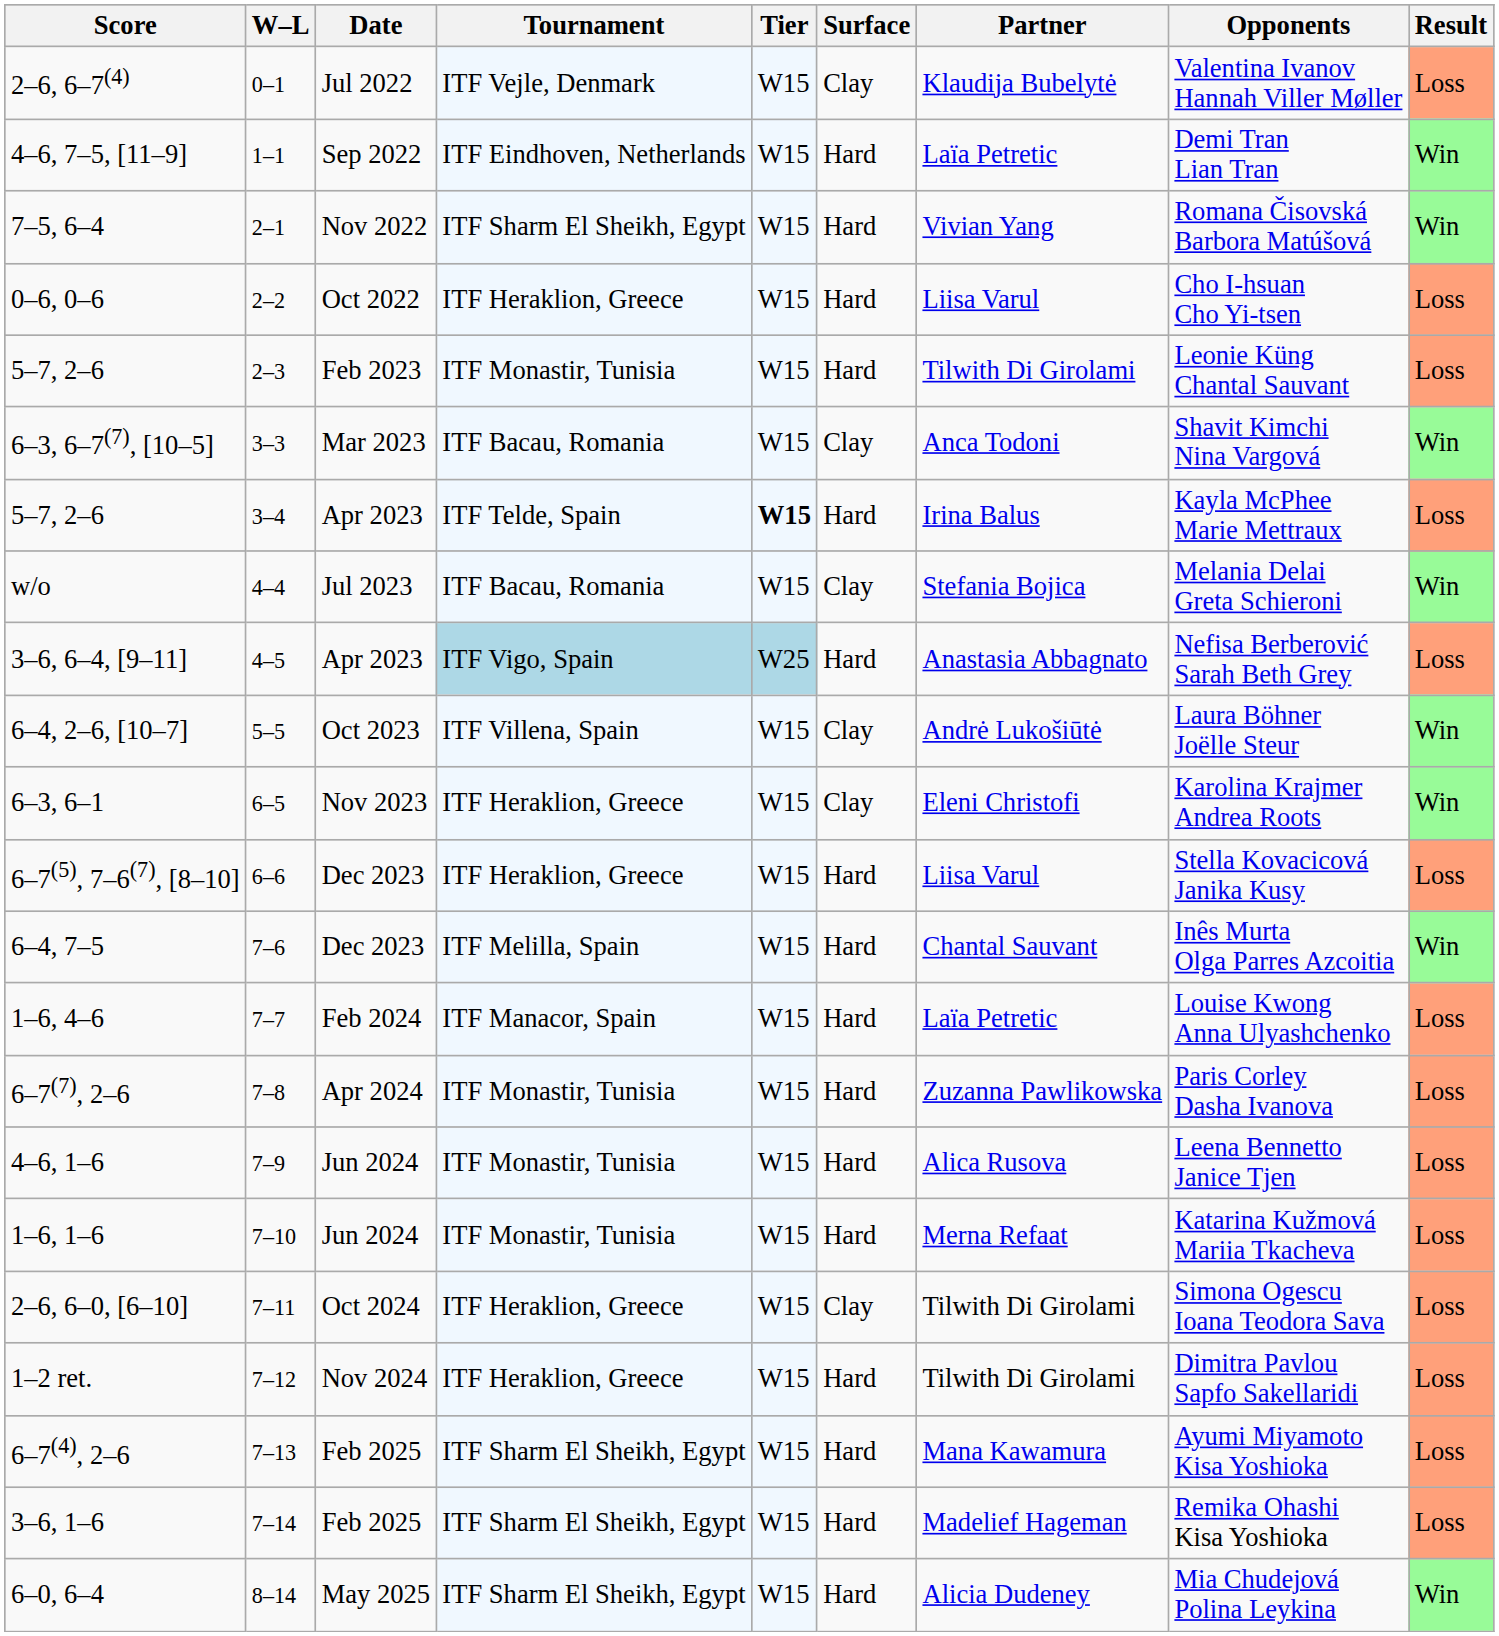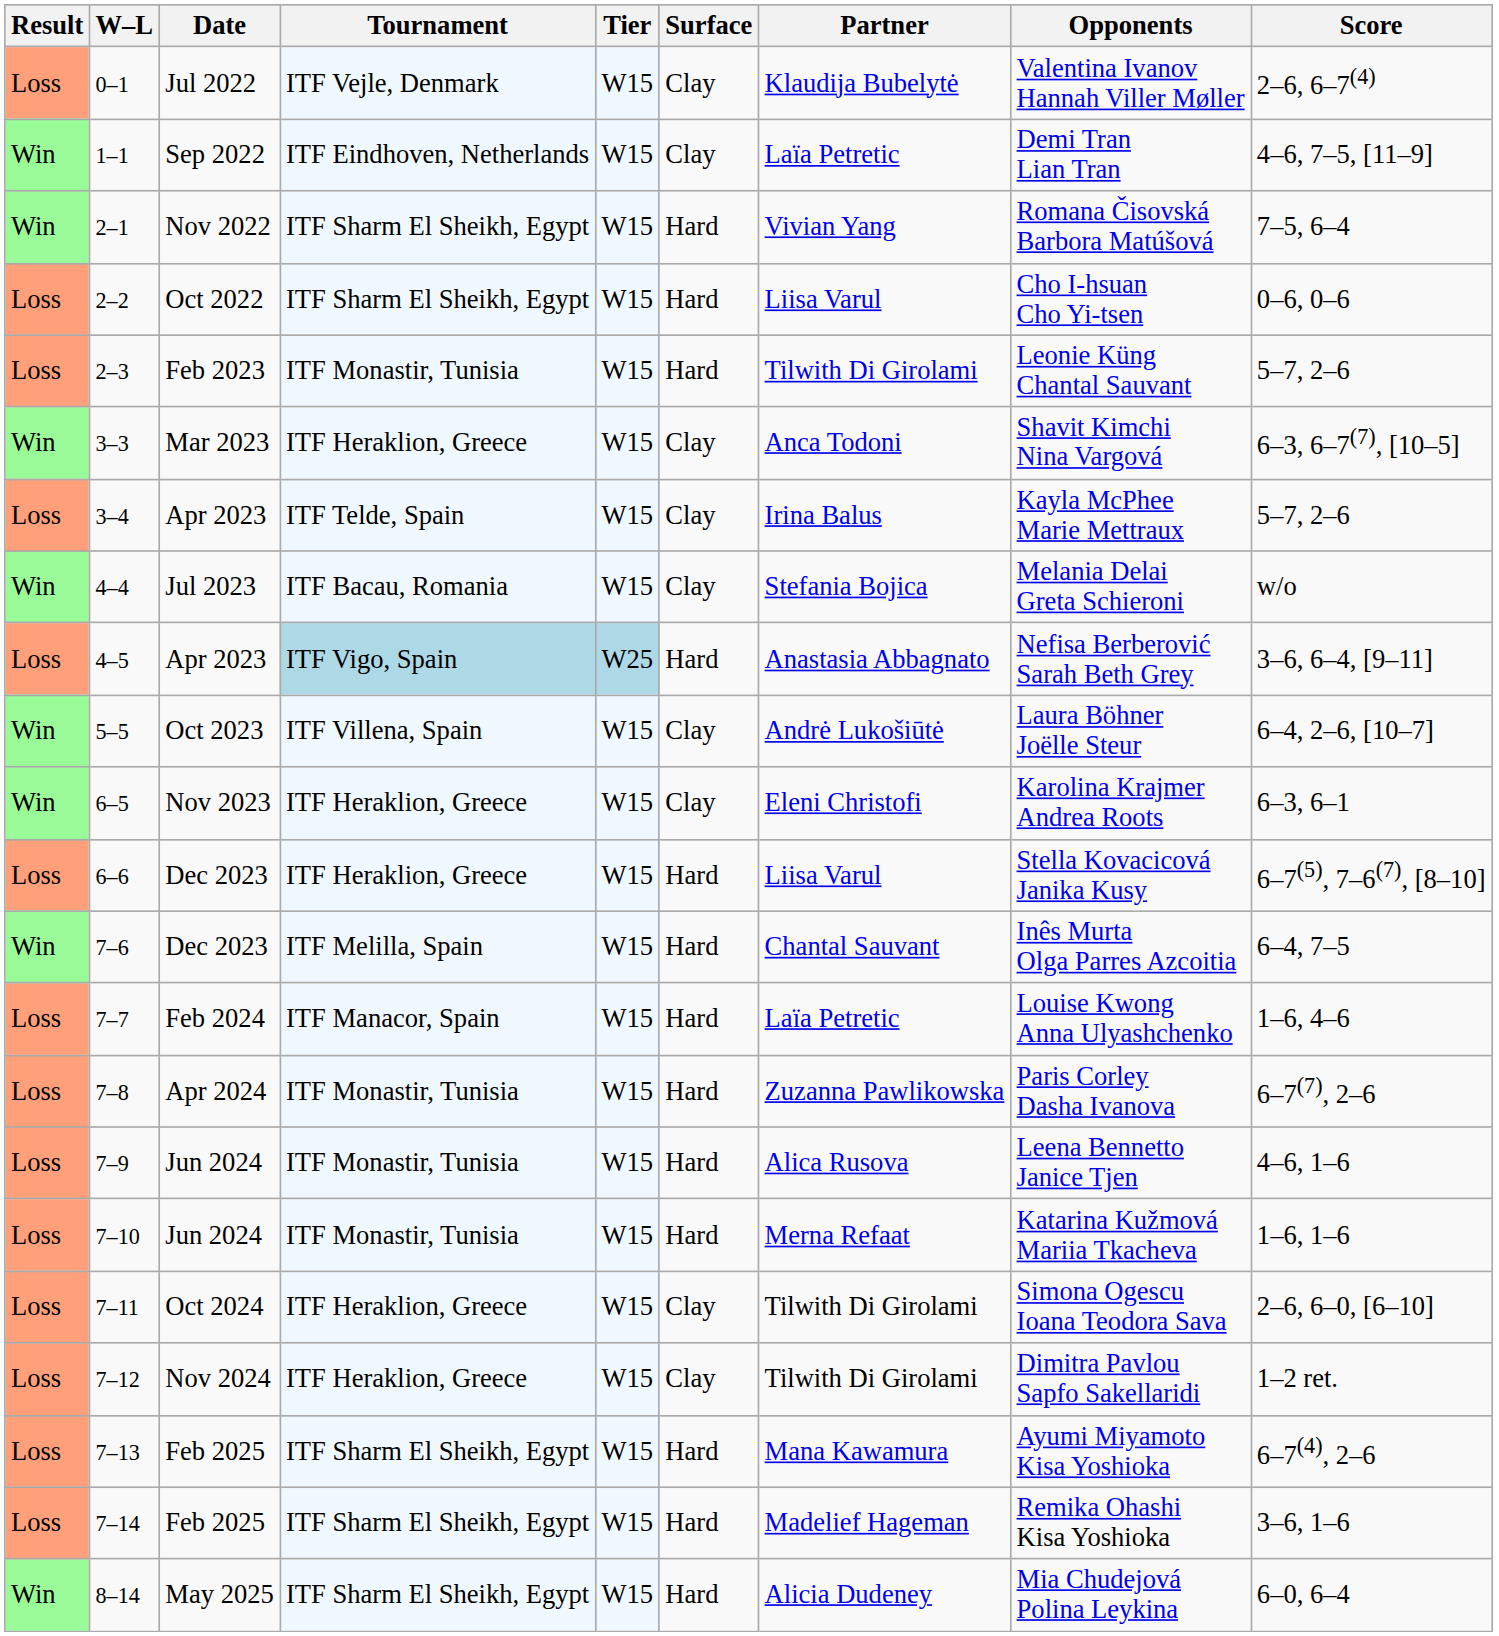columns swapped: (1451, 25) <-> (125, 25)
(850, 154) Hard -> (690, 154) Clay
(563, 298) ITF Heraklion, Greece -> (438, 298) ITF Sharm El Sheikh, Egypt
(553, 442) ITF Bacau, Romania -> (407, 442) ITF Heraklion, Greece
(784, 514) bold -> (627, 514) normal
(850, 514) Hard -> (690, 514) Clay
(850, 1378) Hard -> (690, 1378) Clay
